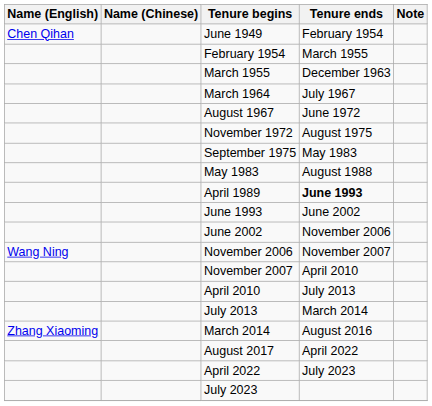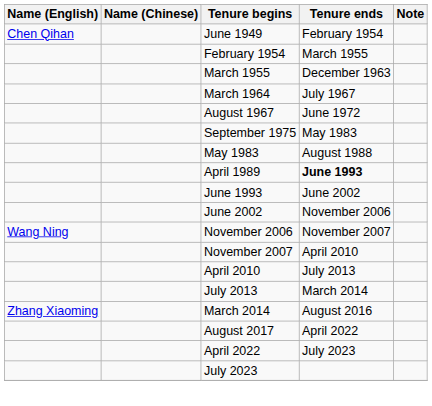- row: (248, 133)
